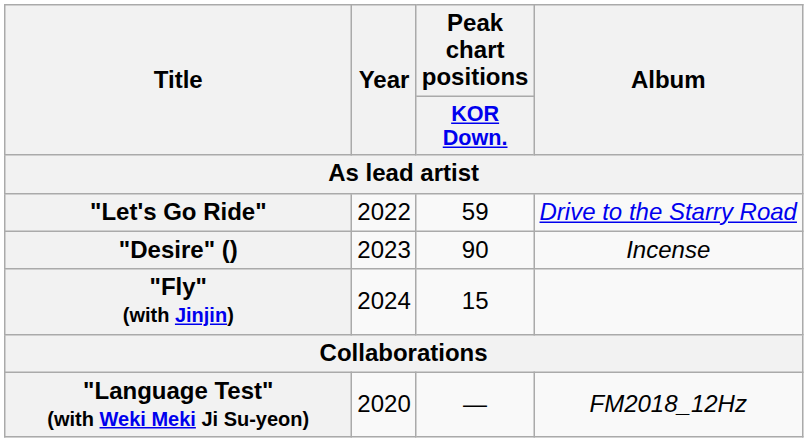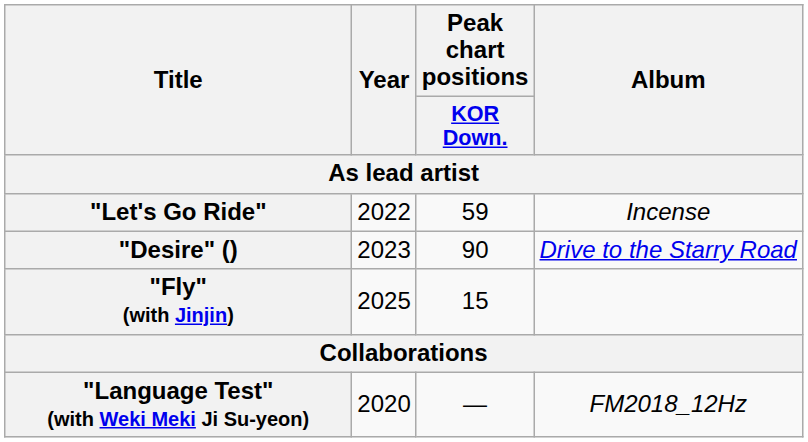(668, 211) Drive to the Starry Road -> (668, 211) Incense
(668, 249) Incense -> (668, 249) Drive to the Starry Road
(384, 301) 2024 -> (384, 301) 2025
